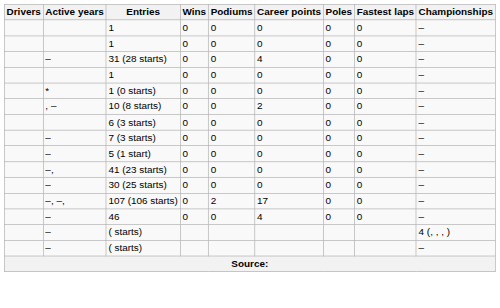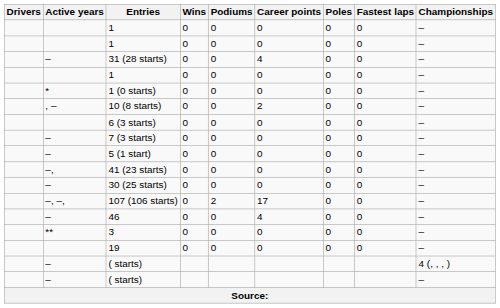+ row: (49, 232)
+ row: (75, 248)
